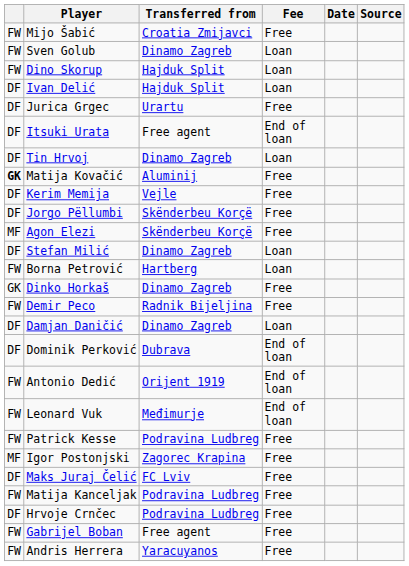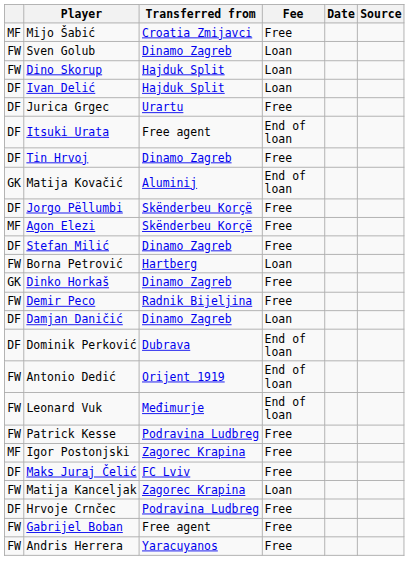(14, 32) FW -> (14, 32) MF
(278, 157) Loan -> (278, 157) Free
(14, 176) bold -> (14, 183) normal
(278, 176) Free -> (285, 183) End of loan
- row: (68, 195)
(278, 251) Loan -> (278, 245) Free
(201, 495) Podravina Ludbreg -> (194, 490) Zagorec Krapina
(278, 495) Free -> (278, 490) Loan
